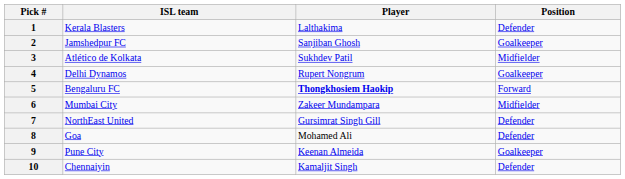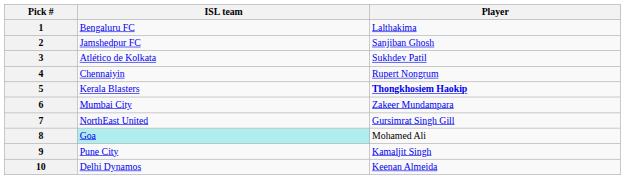- column: (558, 12)
(95, 27) Kerala Blasters -> (107, 27) Bengaluru FC
(96, 74) Delhi Dynamos -> (102, 74) Chennaiyin
(92, 89) Bengaluru FC -> (110, 89) Kerala Blasters
(73, 136) no background -> (88, 136) paleturquoise background
(331, 151) Keenan Almeida -> (402, 151) Kamaljit Singh
(87, 167) Chennaiyin -> (110, 167) Delhi Dynamos
(328, 167) Kamaljit Singh -> (405, 167) Keenan Almeida
